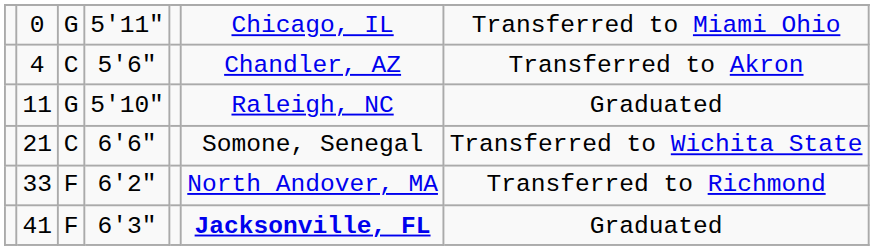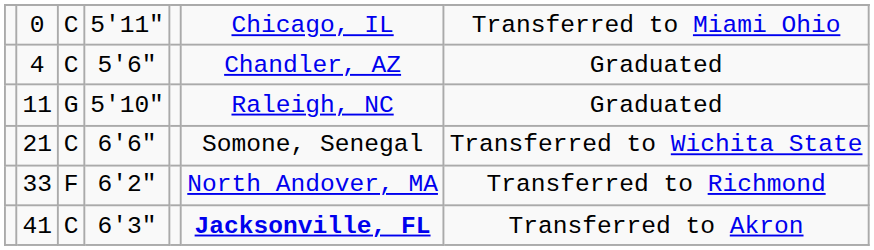(71, 25) G -> (71, 25) C
(656, 65) Transferred to Akron -> (656, 65) Graduated
(71, 225) F -> (71, 225) C
(656, 225) Graduated -> (656, 225) Transferred to Akron
